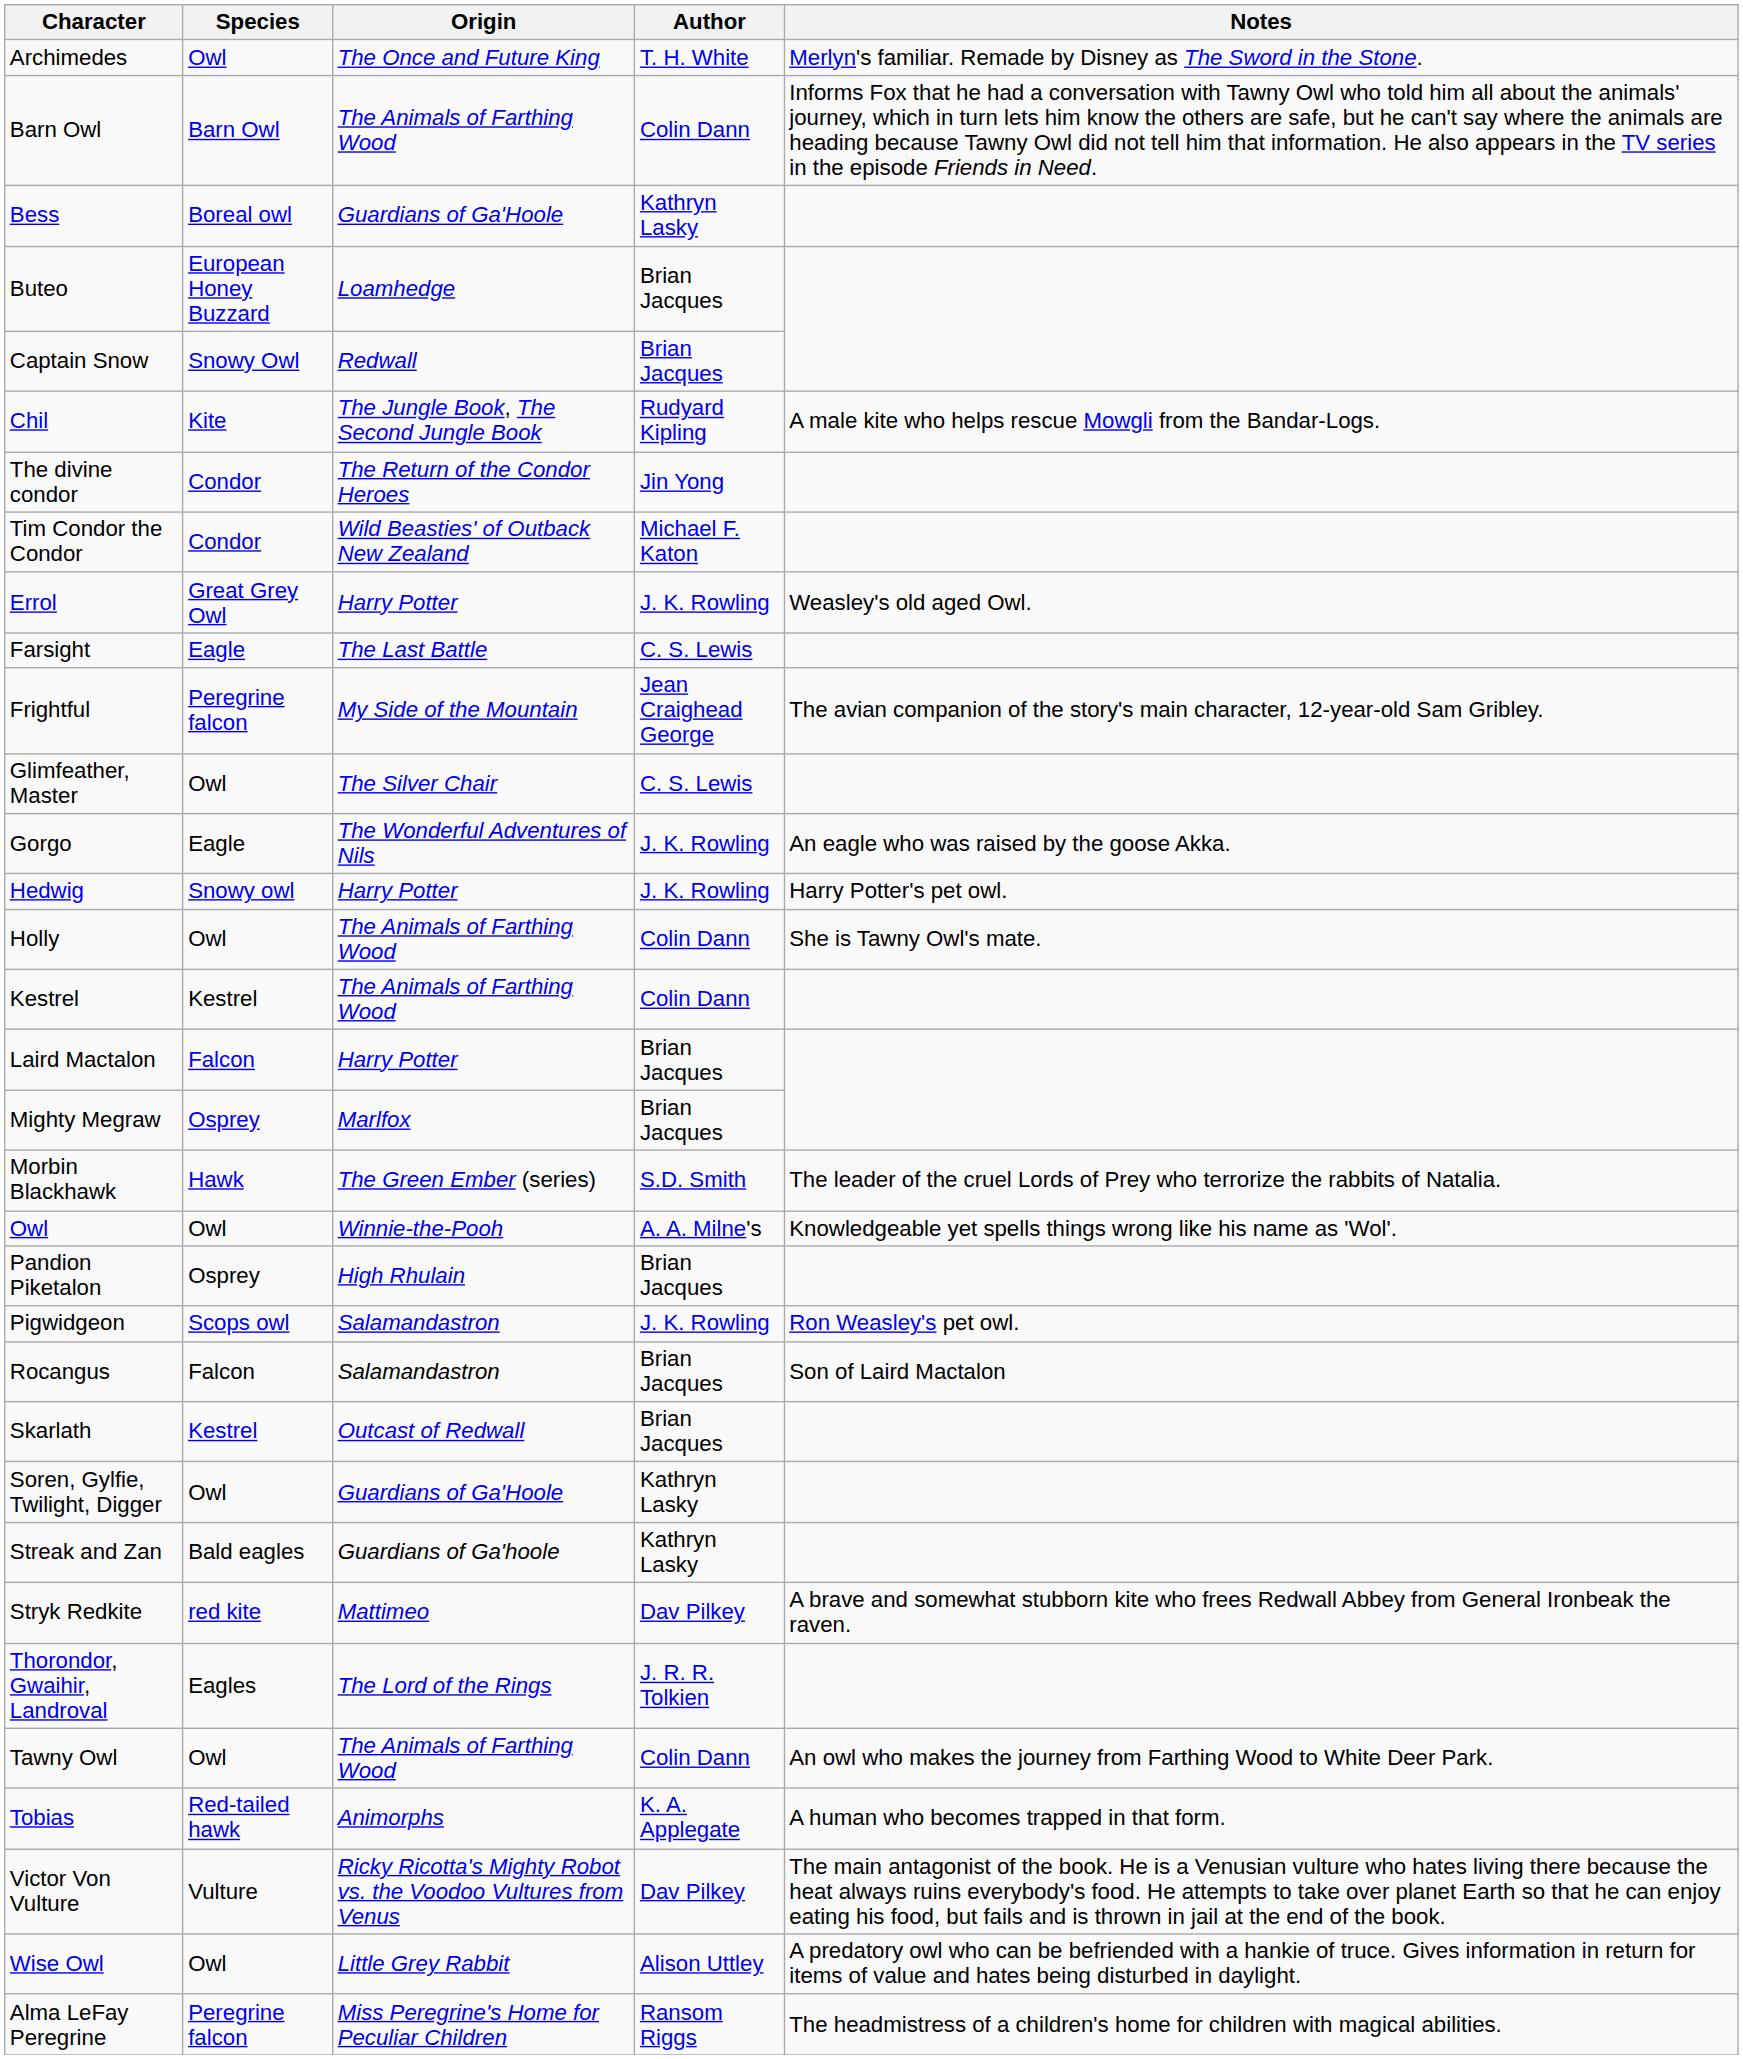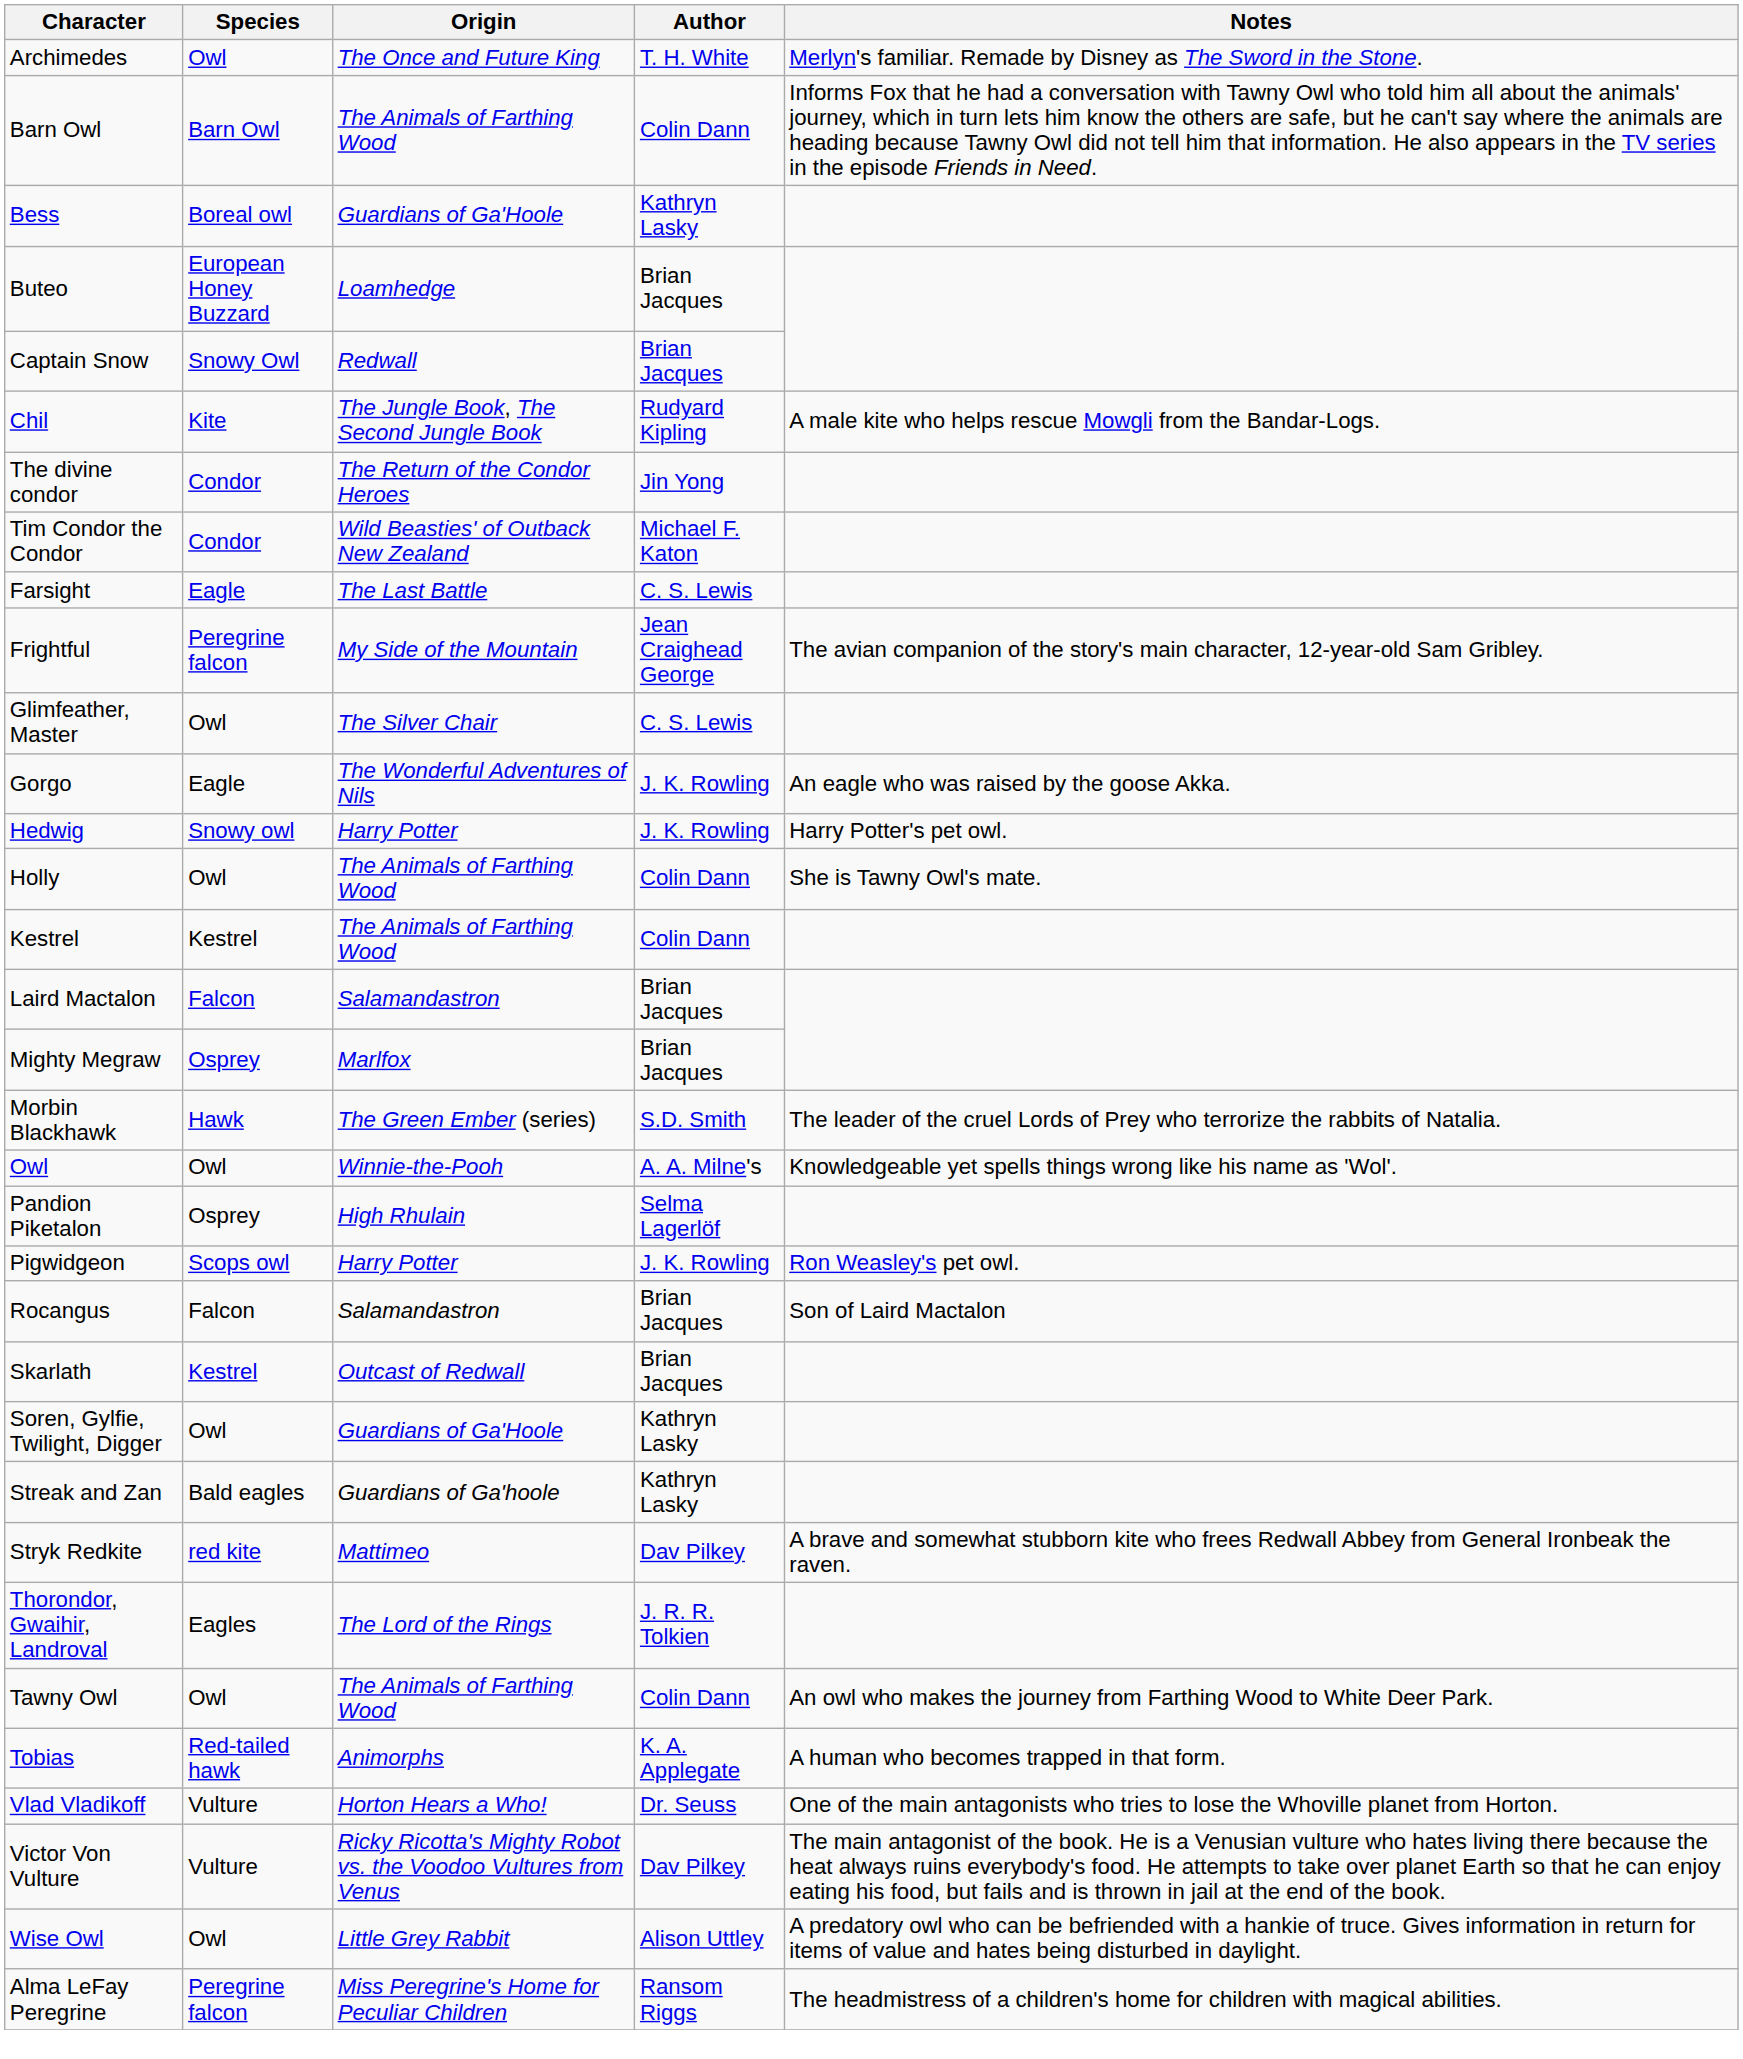- row: (33, 602)
(398, 1059) Harry Potter -> (419, 999) Salamandastron
(681, 1275) Brian Jacques -> (680, 1215) Selma Lagerlöf
(419, 1323) Salamandastron -> (398, 1263) Harry Potter
+ row: (78, 1805)
